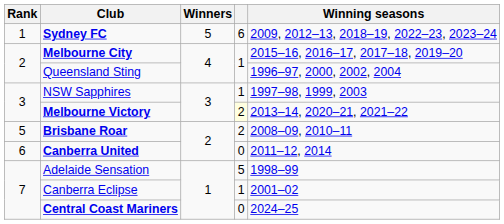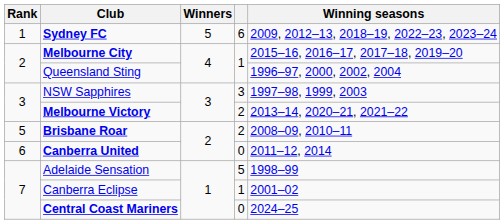(241, 92) 1 -> (241, 92) 3
(241, 111) lightyellow background -> (241, 111) no background
